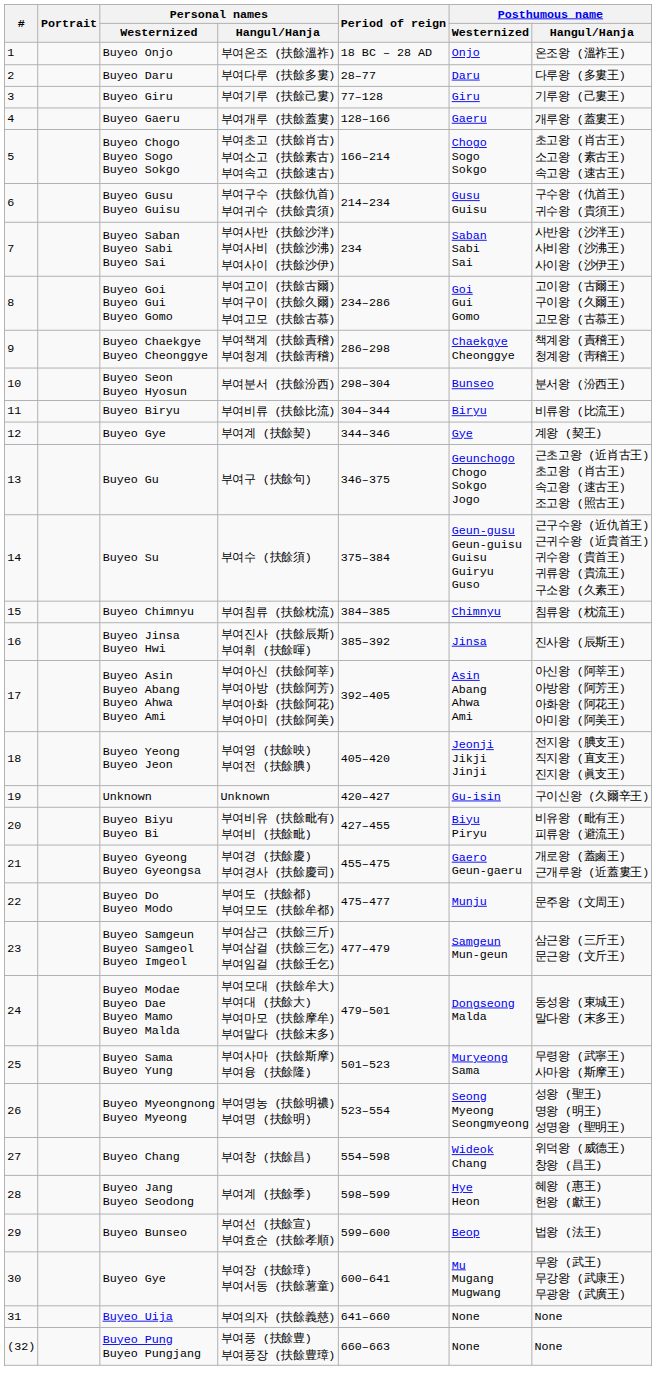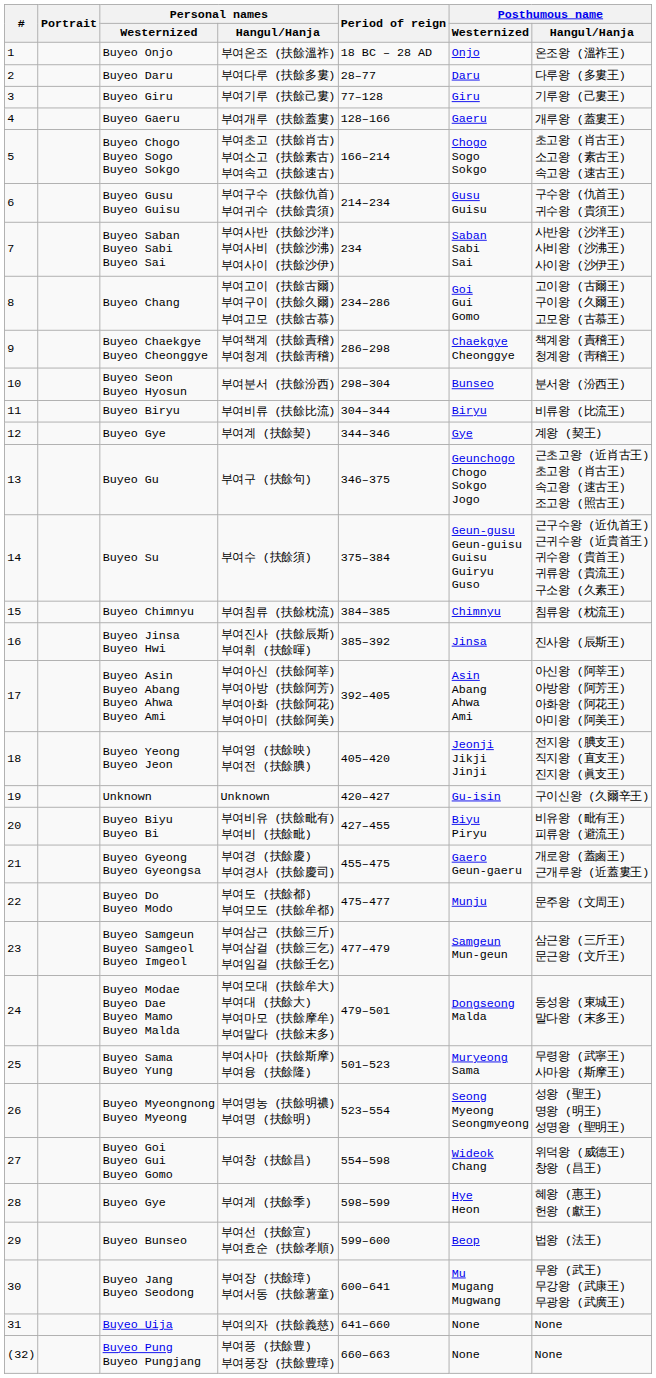(138, 303) Buyeo Goi Buyeo Gui Buyeo Gomo -> (141, 303) Buyeo Chang
(141, 1157) Buyeo Chang -> (138, 1161) Buyeo Goi Buyeo Gui Buyeo Gomo
(148, 1195) Buyeo Jang Buyeo Seodong -> (134, 1203) Buyeo Gye
(134, 1279) Buyeo Gye -> (148, 1287) Buyeo Jang Buyeo Seodong
